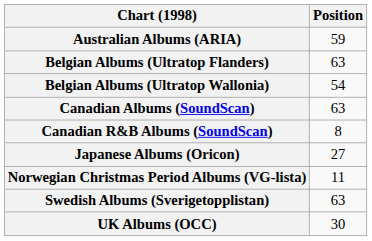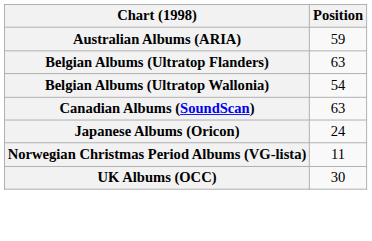- row: (157, 131)
(338, 154) 27 -> (338, 131) 24
- row: (157, 200)
